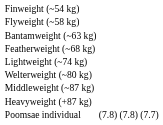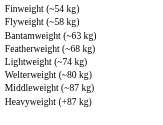- row: (43, 115)
